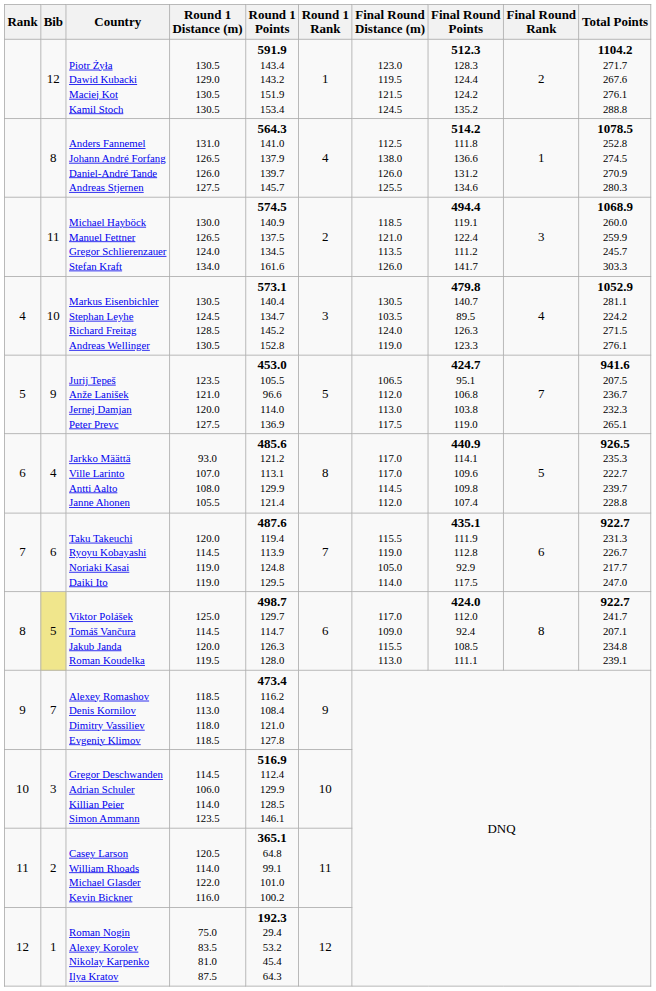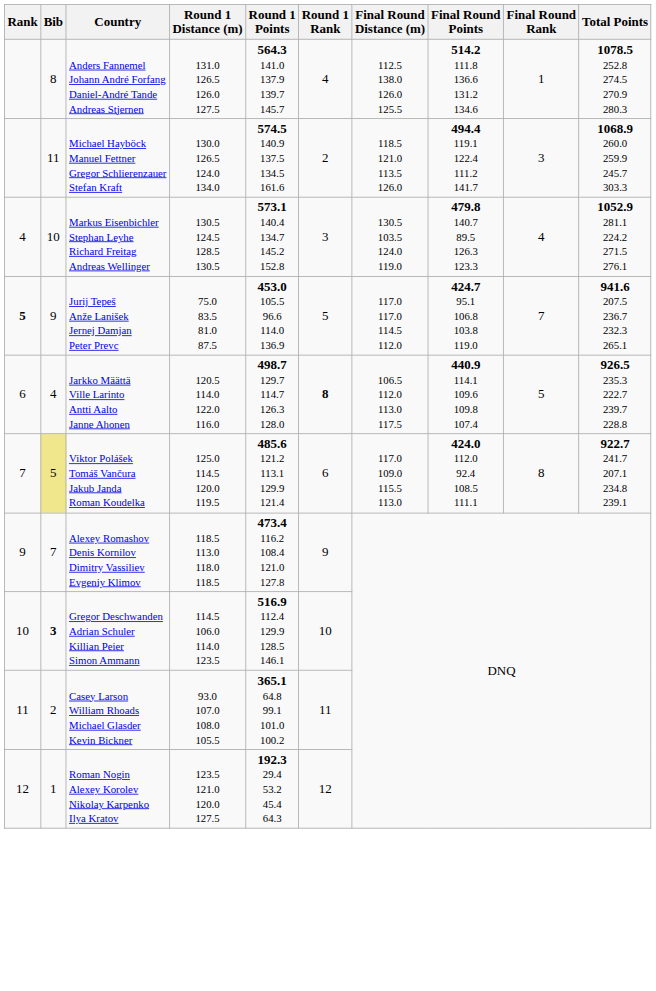- row: (103, 87)
(23, 394) normal -> (23, 315) bold
(208, 402) 123.5 121.0 120.0 127.5 -> (208, 323) 75.0 83.5 81.0 87.5
(390, 402) 106.5 112.0 113.0 117.5 -> (390, 323) 117.0 117.0 114.5 112.0
(208, 481) 93.0 107.0 108.0 105.5 -> (208, 402) 120.5 114.0 122.0 116.0
(272, 473) 485.6 121.2 113.1 129.9 121.4 -> (272, 394) 498.7 129.7 114.7 126.3 128.0
(325, 473) normal -> (325, 394) bold
(390, 481) 117.0 117.0 114.5 112.0 -> (390, 402) 106.5 112.0 113.0 117.5
- row: (108, 560)
(23, 631) 8 -> (23, 473) 7
(272, 631) 498.7 129.7 114.7 126.3 128.0 -> (272, 473) 485.6 121.2 113.1 129.9 121.4
(53, 788) normal -> (53, 631) bold
(208, 875) 120.5 114.0 122.0 116.0 -> (208, 718) 93.0 107.0 108.0 105.5
(208, 954) 75.0 83.5 81.0 87.5 -> (208, 797) 123.5 121.0 120.0 127.5
